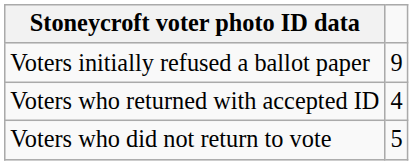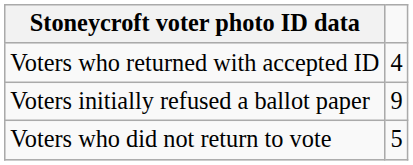rows swapped: (190, 62) <-> (195, 100)
